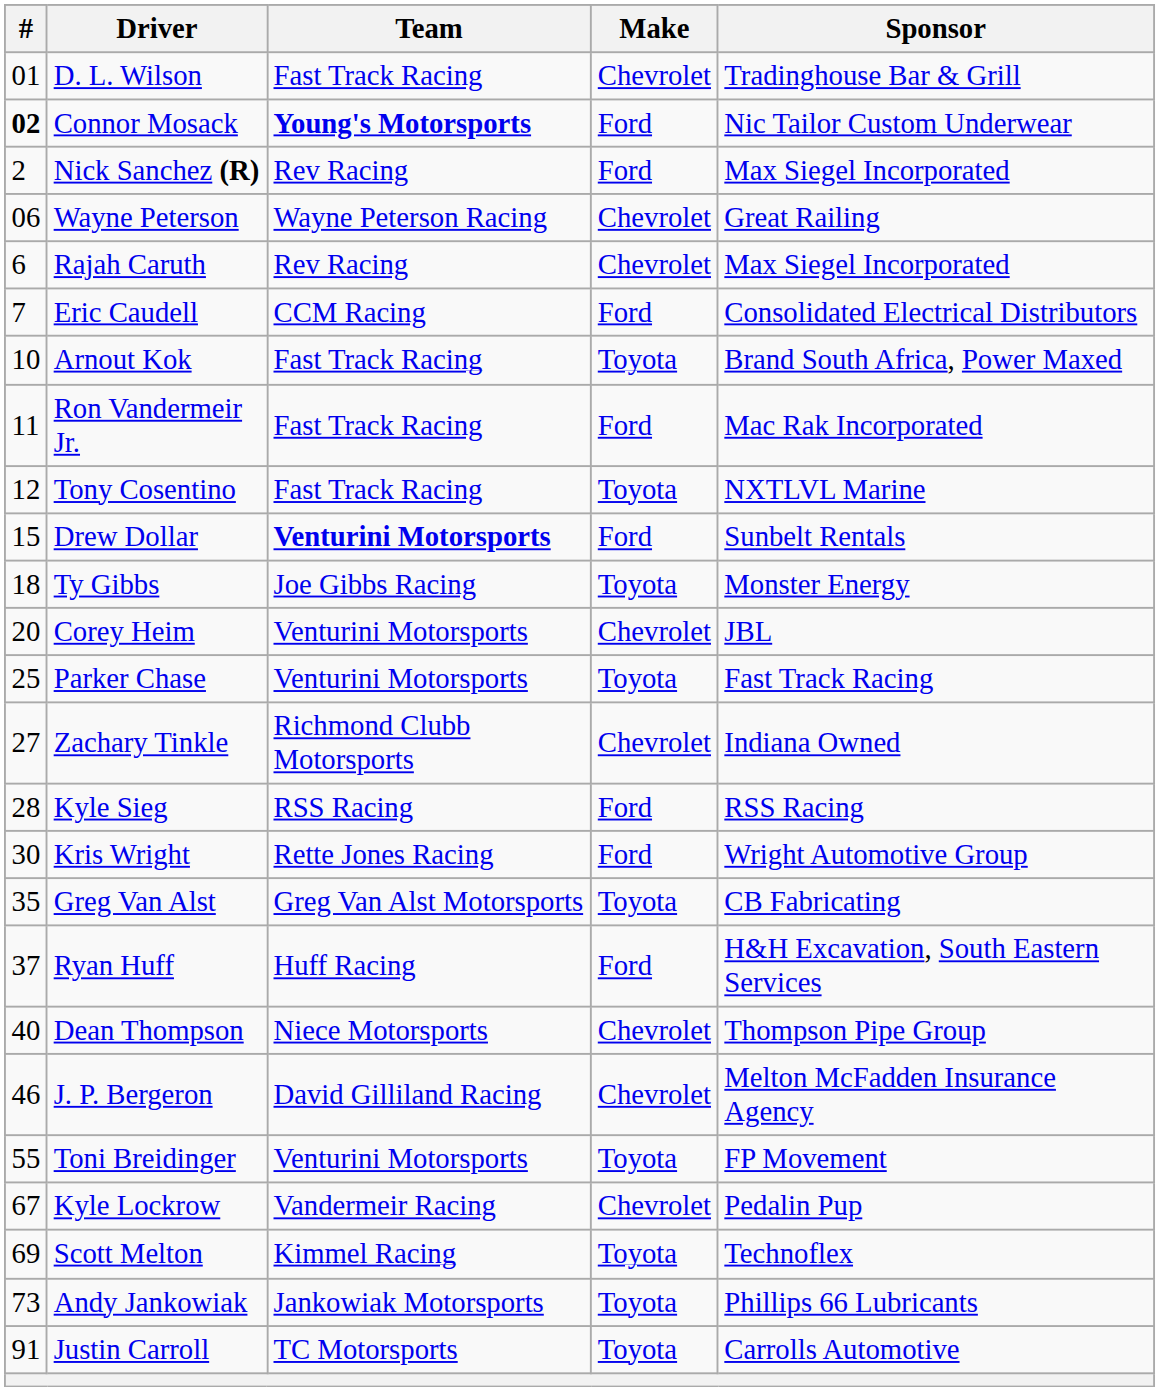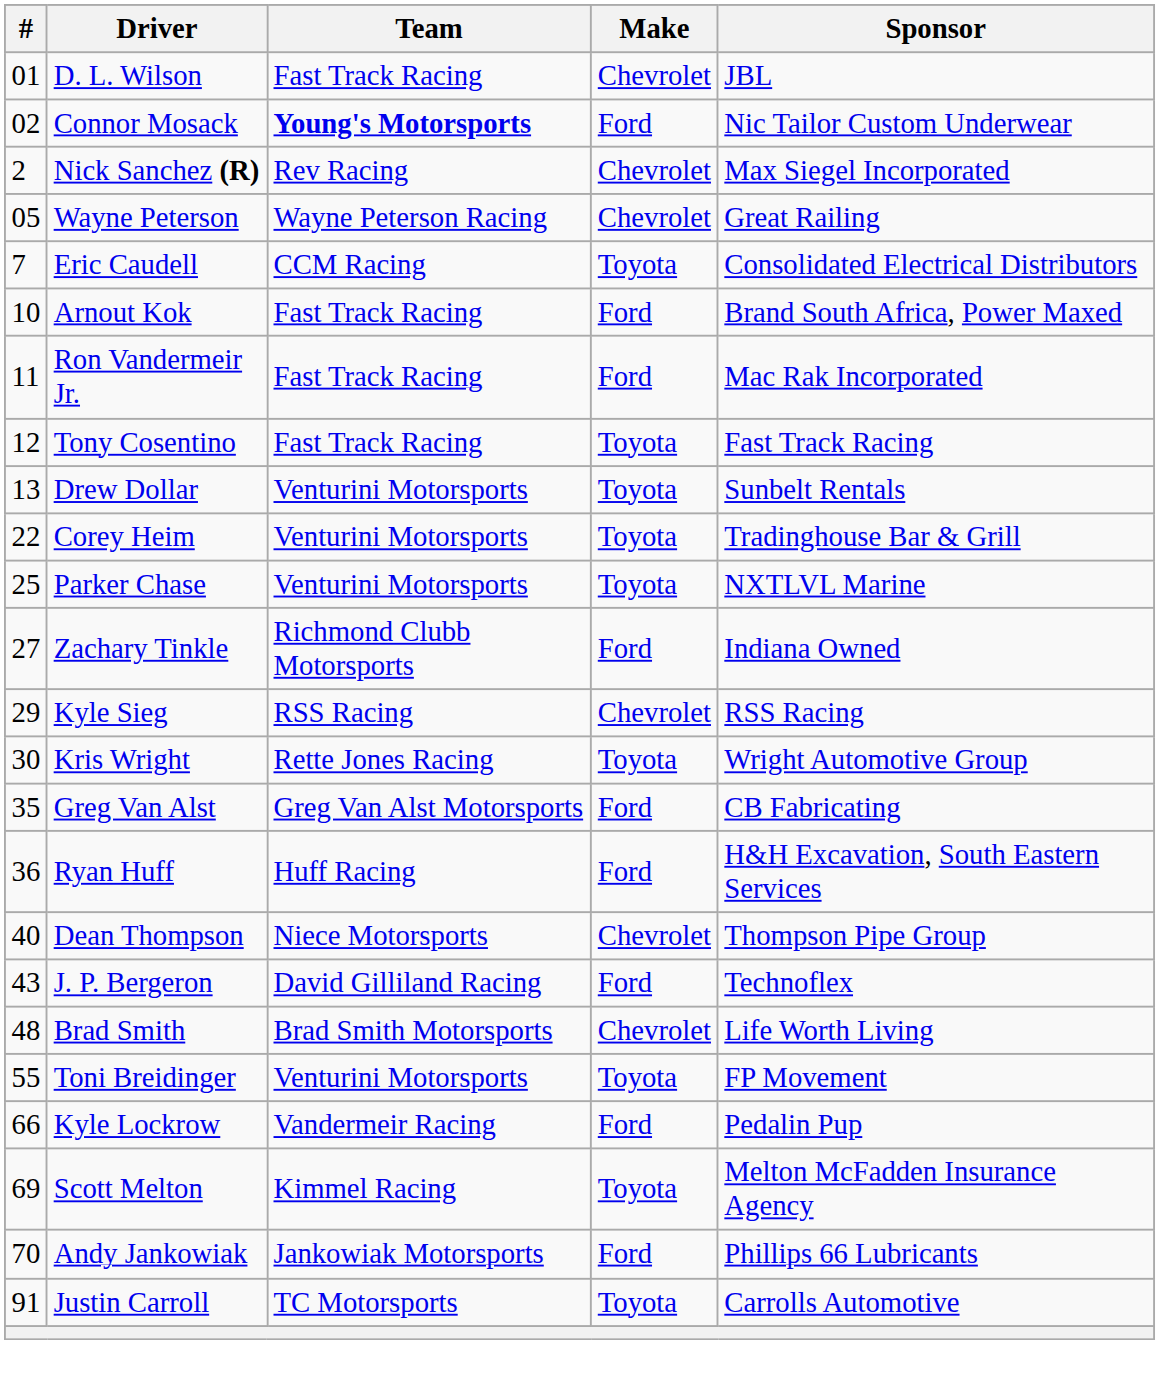(872, 75) Tradinghouse Bar & Grill -> (748, 75) JBL
(26, 123) bold -> (26, 123) normal
(625, 170) Ford -> (654, 170) Chevrolet
(26, 217) 06 -> (26, 217) 05
- row: (130, 265)
(625, 312) Ford -> (637, 265) Toyota
(637, 359) Toyota -> (625, 312) Ford
(825, 488) NXTLVL Marine -> (829, 441) Fast Track Racing
(26, 536) 15 -> (26, 488) 13
(412, 536) bold -> (401, 488) normal
(625, 536) Ford -> (637, 488) Toyota
- row: (107, 583)
(26, 630) 20 -> (26, 536) 22
(654, 630) Chevrolet -> (637, 536) Toyota
(748, 630) JBL -> (872, 536) Tradinghouse Bar & Grill
(829, 678) Fast Track Racing -> (825, 583) NXTLVL Marine
(654, 742) Chevrolet -> (625, 647) Ford
(26, 806) 28 -> (26, 712) 29
(625, 806) Ford -> (654, 712) Chevrolet
(625, 854) Ford -> (637, 759) Toyota
(637, 901) Toyota -> (625, 806) Ford
(26, 966) 37 -> (26, 871) 36
(26, 1094) 46 -> (26, 983) 43
(654, 1094) Chevrolet -> (625, 983) Ford
(890, 1094) Melton McFadden Insurance Agency -> (789, 983) Technoflex
+ row: (119, 1030)
(26, 1206) 67 -> (26, 1125) 66
(654, 1206) Chevrolet -> (625, 1125) Ford
(789, 1253) Technoflex -> (890, 1189) Melton McFadden Insurance Agency
(26, 1301) 73 -> (26, 1253) 70
(637, 1301) Toyota -> (625, 1253) Ford
